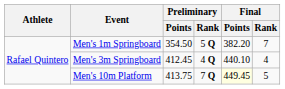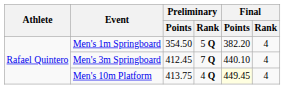(266, 44) 7 -> (266, 44) 4
(208, 60) 4 Q -> (208, 60) 7 Q
(208, 76) 7 Q -> (208, 76) 4 Q
(266, 76) 5 -> (266, 76) 4
